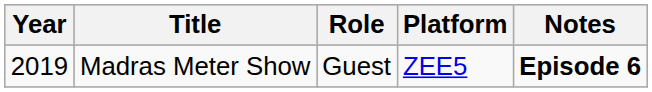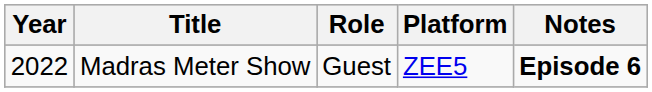(39, 65) 2019 -> (39, 65) 2022
